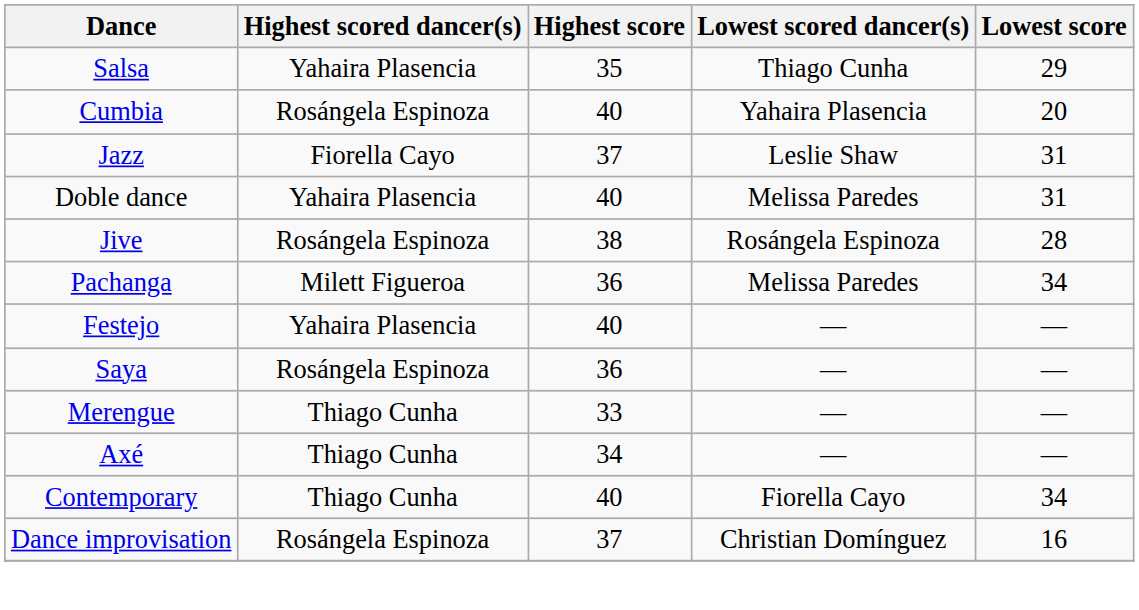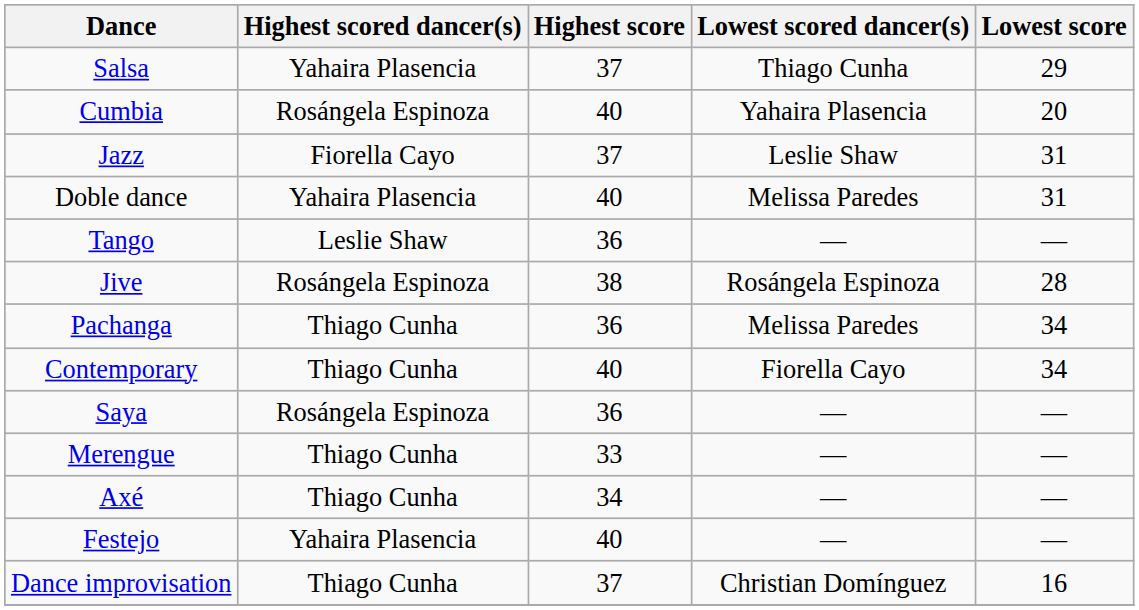(609, 68) 35 -> (609, 68) 37
+ row: (121, 239)
(383, 282) Milett Figueroa -> (383, 325) Thiago Cunha
rows swapped: (121, 325) <-> (121, 496)
(383, 539) Rosángela Espinoza -> (383, 582) Thiago Cunha
